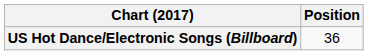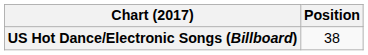(332, 38) 36 -> (332, 38) 38
